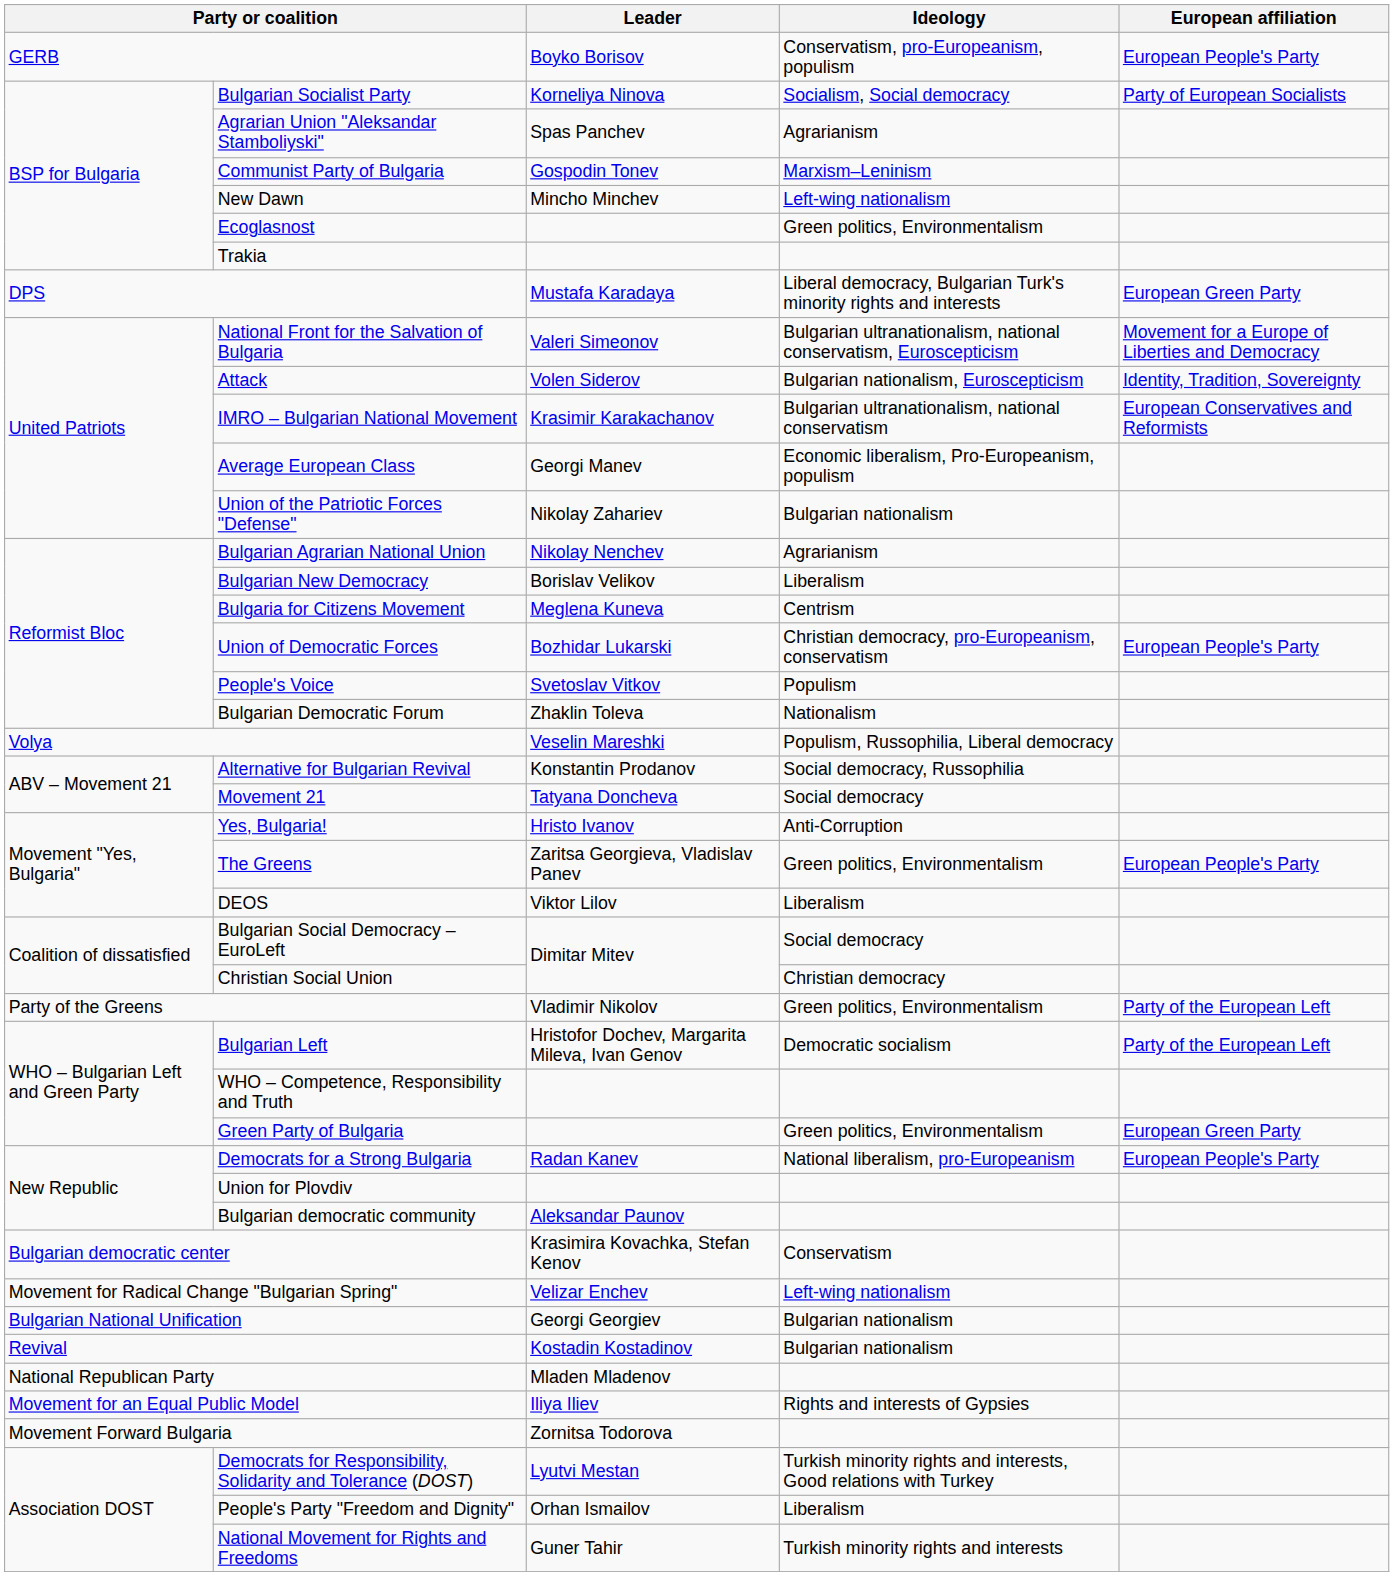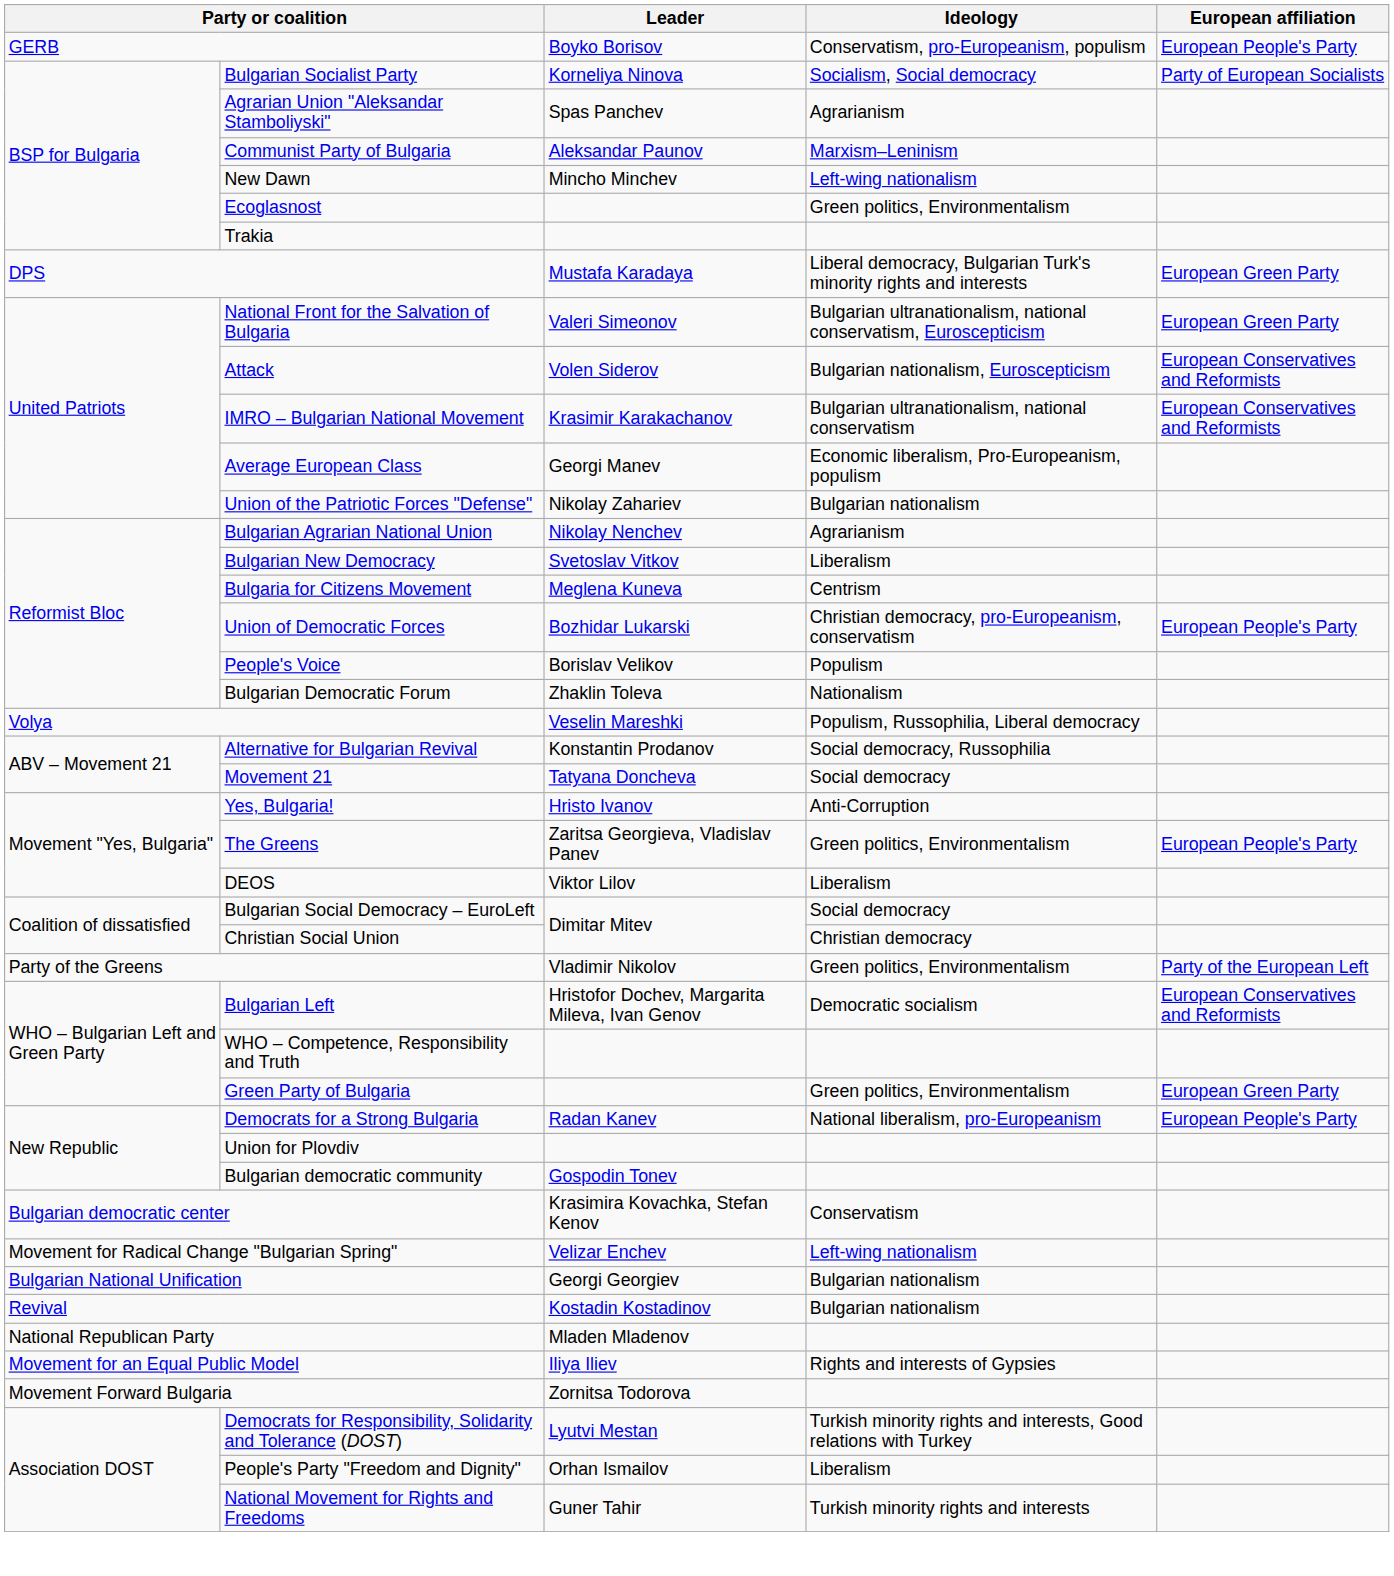(594, 171) Gospodin Tonev -> (626, 151) Aleksandar Paunov
(1226, 342) Movement for a Europe of Liberties and Democracy -> (1250, 322) European Green Party
(1242, 380) Identity, Tradition, Sovereignty -> (1258, 370) European Conservatives and Reformists
(592, 580) Borislav Velikov -> (614, 560) Svetoslav Vitkov
(595, 685) Svetoslav Vitkov -> (611, 665) Borislav Velikov
(1227, 1045) Party of the European Left -> (1258, 1005) European Conservatives and Reformists
(607, 1215) Aleksandar Paunov -> (613, 1176) Gospodin Tonev
